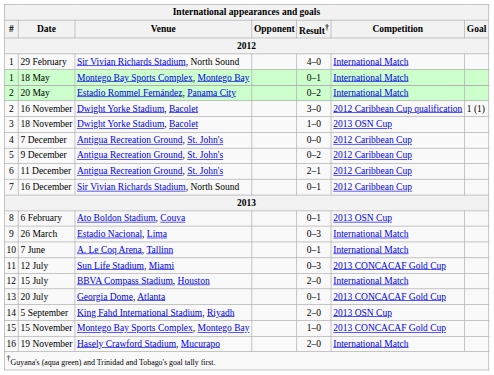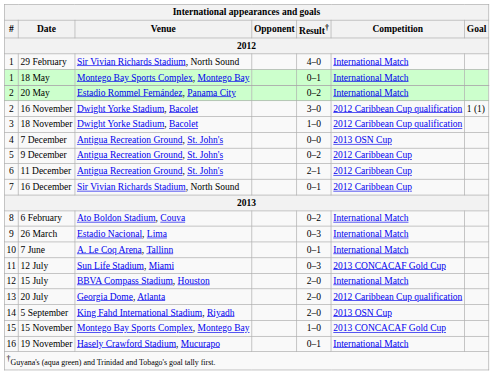(363, 124) 2013 OSN Cup -> (398, 124) 2012 Caribbean Cup qualification
(373, 140) 2012 Caribbean Cup -> (363, 140) 2013 OSN Cup
(314, 219) 0–1 -> (314, 219) 0–2
(363, 219) 2013 OSN Cup -> (371, 219) International Match
(314, 297) 0–1 -> (314, 297) 2–0
(390, 297) 2013 CONCACAF Gold Cup -> (398, 297) 2012 Caribbean Cup qualification
(314, 344) 2–0 -> (314, 344) 0–1
